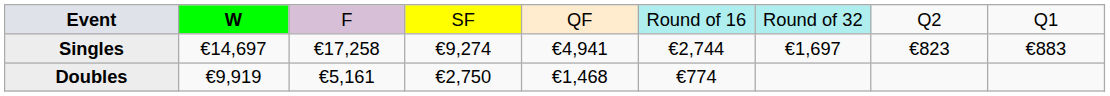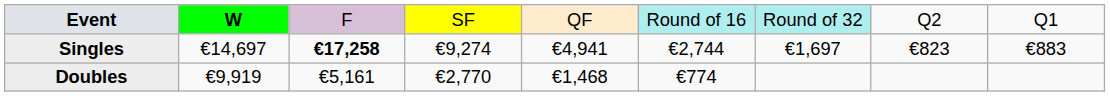(347, 48) normal -> (347, 48) bold
(463, 77) €2,750 -> (463, 77) €2,770
